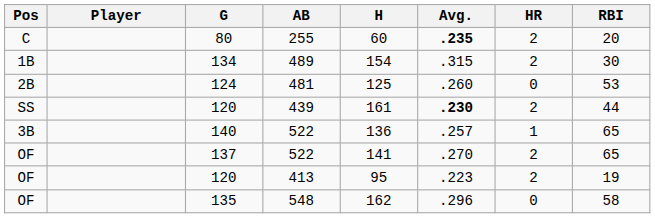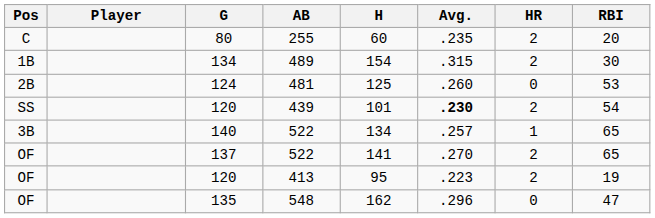(456, 39) bold -> (456, 39) normal
(379, 108) 161 -> (379, 108) 101
(611, 108) 44 -> (611, 108) 54
(379, 132) 136 -> (379, 132) 134
(611, 201) 58 -> (611, 201) 47
